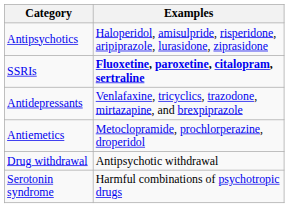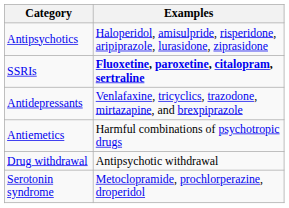(179, 135) Metoclopramide, prochlorperazine, droperidol -> (188, 135) Harmful combinations of psychotropic drugs
(188, 186) Harmful combinations of psychotropic drugs -> (179, 186) Metoclopramide, prochlorperazine, droperidol
